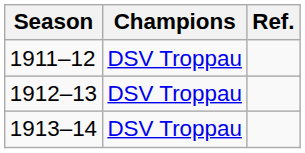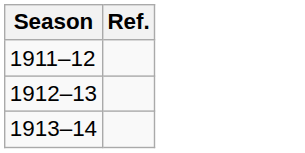- column: (175, 22)
